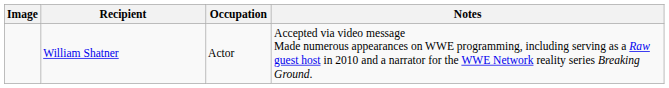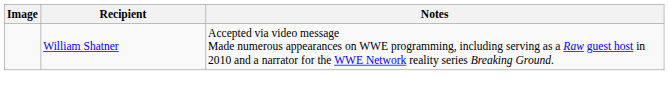- column: (238, 14)
